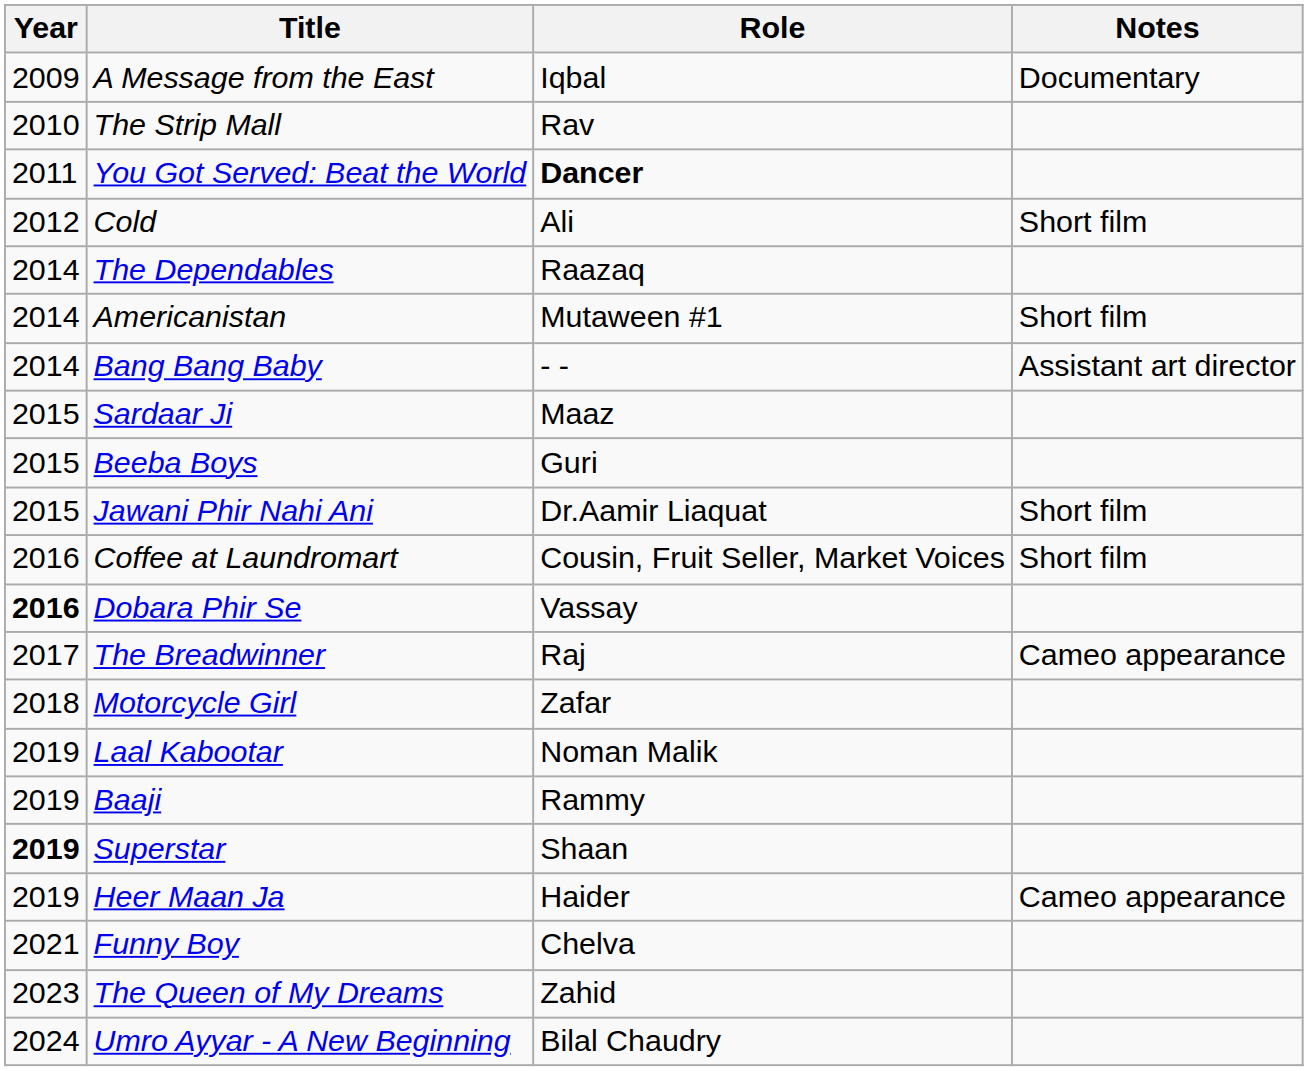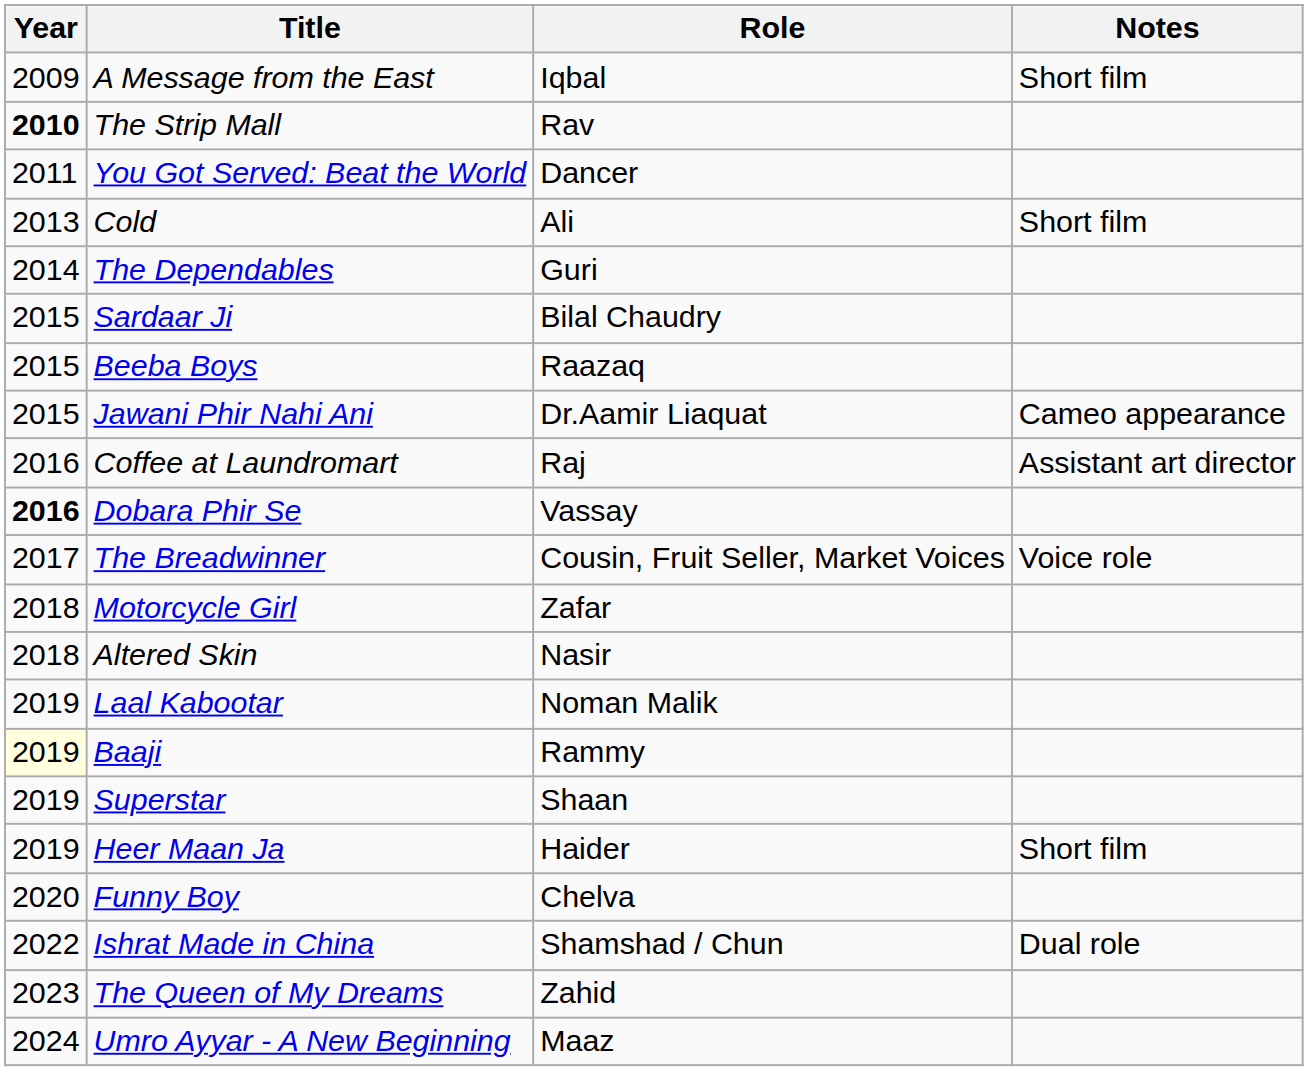(1109, 76) Documentary -> (1083, 76) Short film
(46, 125) normal -> (46, 125) bold
(592, 173) bold -> (589, 173) normal
(46, 221) 2012 -> (46, 221) 2013
(593, 269) Raazaq -> (569, 269) Guri
- row: (190, 317)
- row: (208, 366)
(577, 414) Maaz -> (631, 317) Bilal Chaudry
(569, 462) Guri -> (593, 366) Raazaq
(1083, 510) Short film -> (1152, 414) Cameo appearance
(773, 558) Cousin, Fruit Seller, Market Voices -> (563, 462) Raj
(1083, 558) Short film -> (1157, 462) Assistant art director
(563, 655) Raj -> (773, 558) Cousin, Fruit Seller, Market Voices
(1152, 655) Cameo appearance -> (1086, 558) Voice role
+ row: (176, 655)
(46, 800) no background -> (46, 751) lightyellow background
(46, 848) bold -> (46, 800) normal
(1152, 896) Cameo appearance -> (1083, 848) Short film
(46, 944) 2021 -> (46, 896) 2020
+ row: (234, 944)
(631, 1041) Bilal Chaudry -> (577, 1041) Maaz
